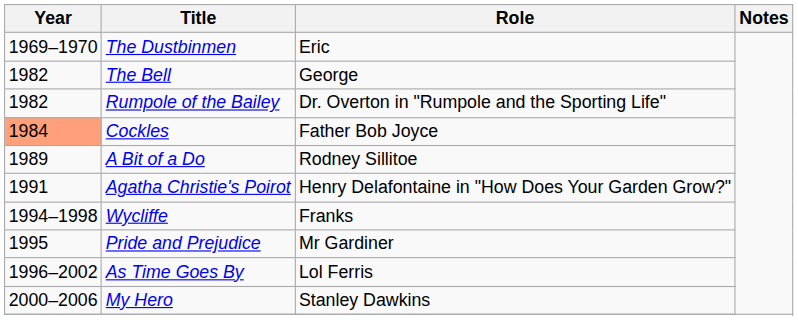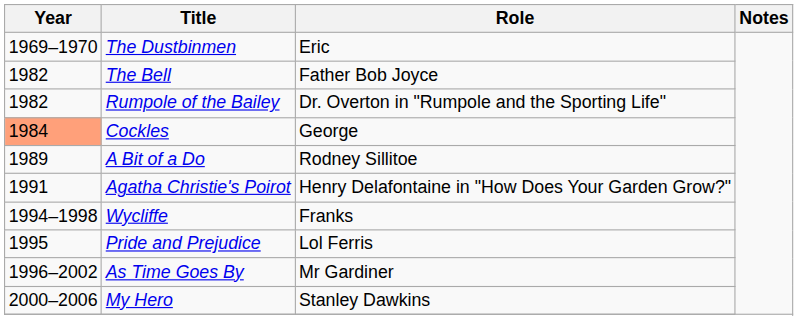(329, 74) George -> (369, 74) Father Bob Joyce
(369, 131) Father Bob Joyce -> (329, 131) George
(346, 243) Mr Gardiner -> (336, 243) Lol Ferris
(336, 272) Lol Ferris -> (346, 272) Mr Gardiner
